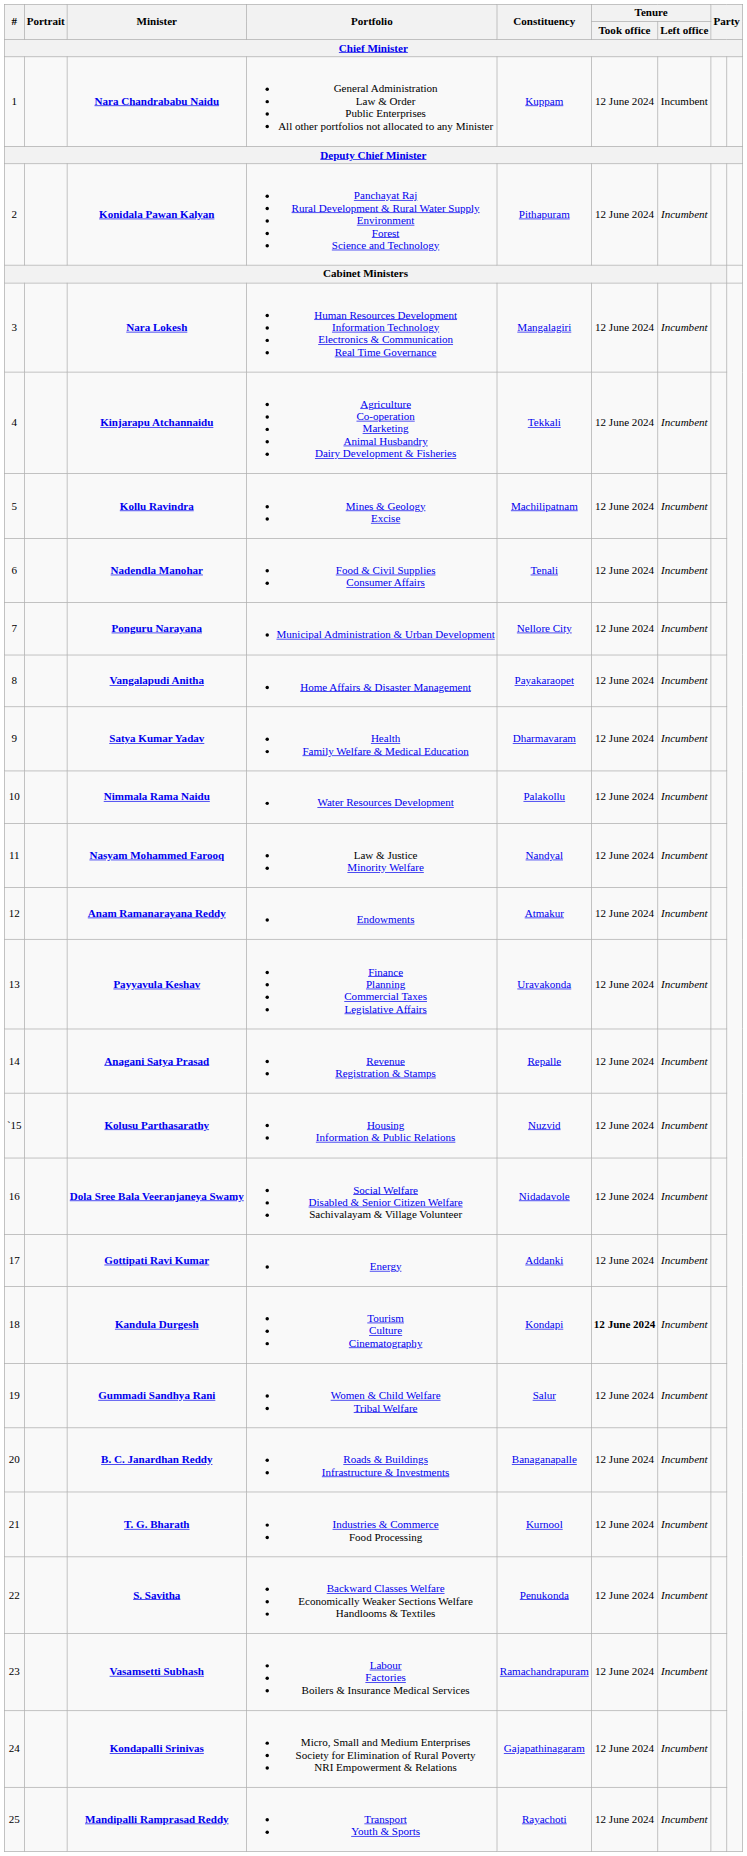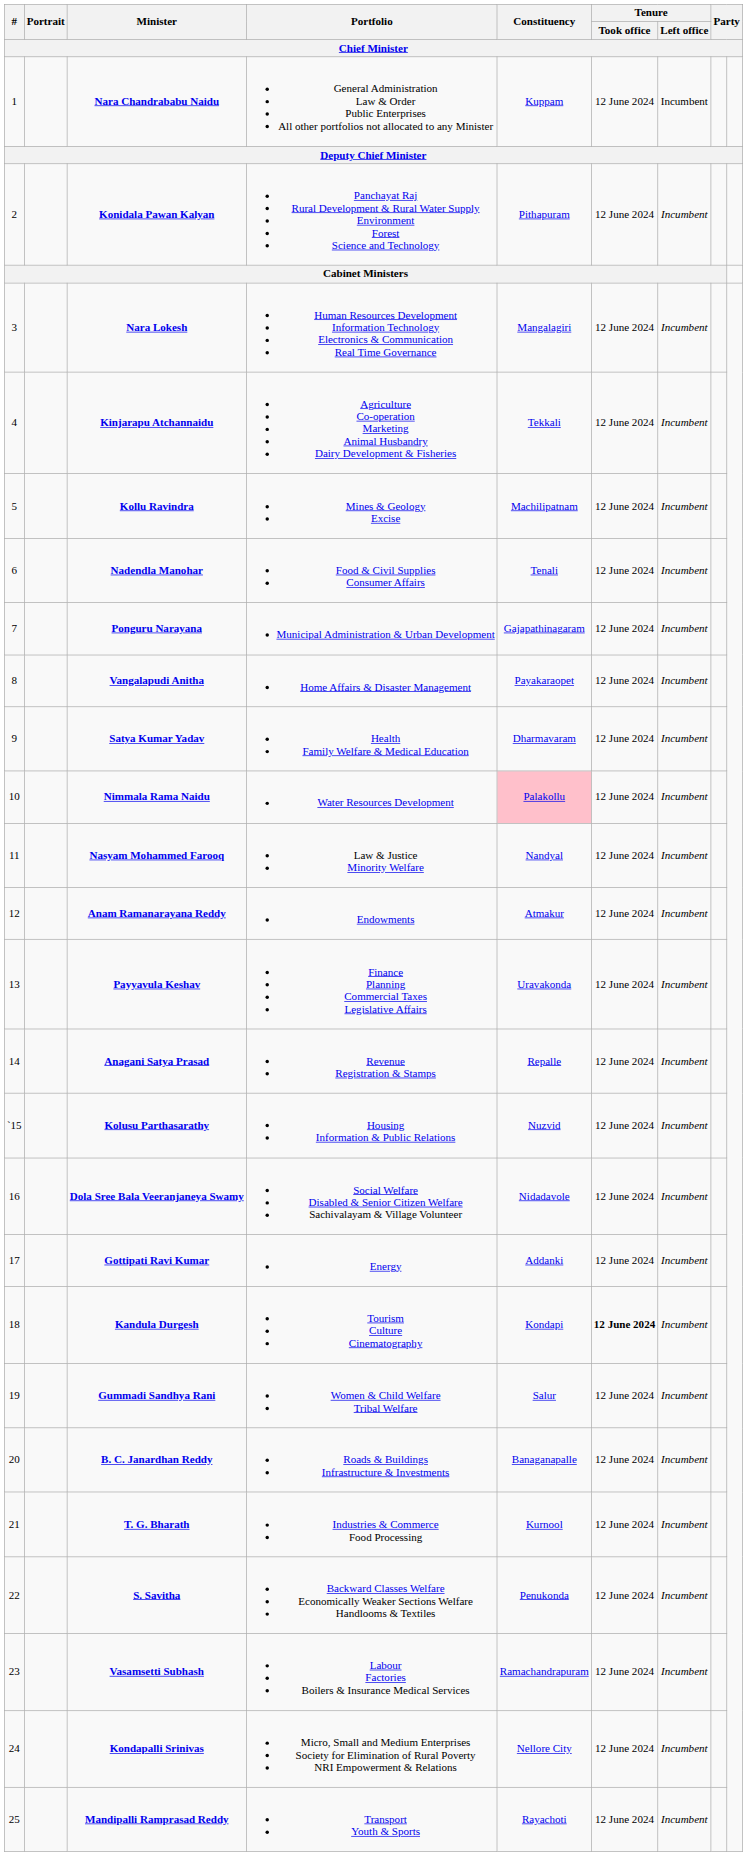(544, 628) Nellore City -> (544, 628) Gajapathinagaram
(544, 797) no background -> (544, 797) pink background
(544, 1748) Gajapathinagaram -> (544, 1748) Nellore City
